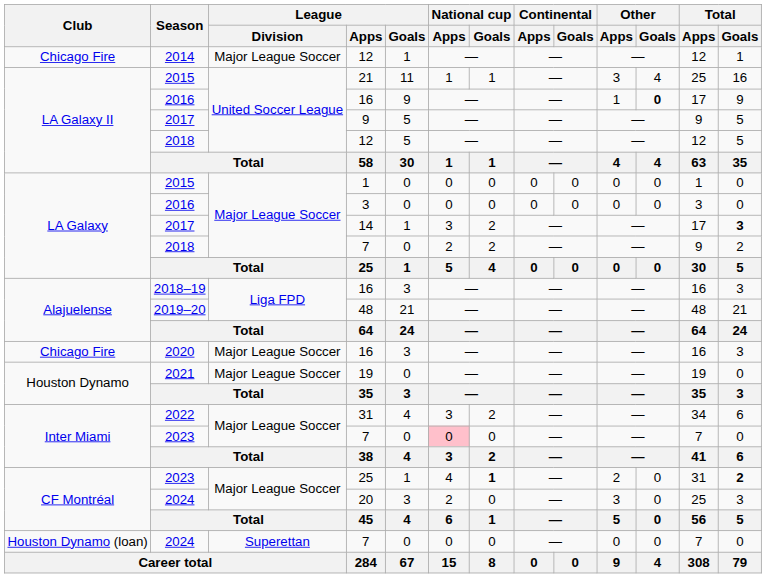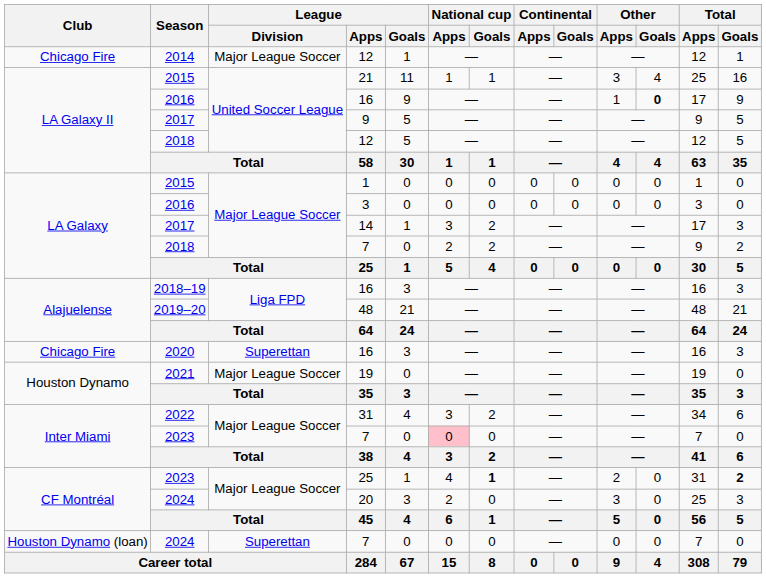(740, 225) bold -> (740, 225) normal
(277, 352) Major League Soccer -> (277, 352) Superettan
